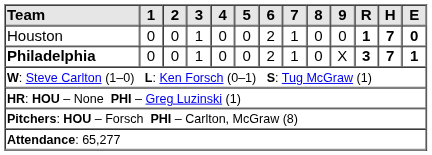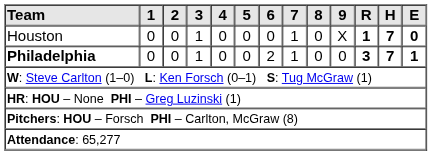(271, 35) 2 -> (271, 35) 0
(342, 35) 0 -> (342, 35) X
(342, 56) X -> (342, 56) 0
